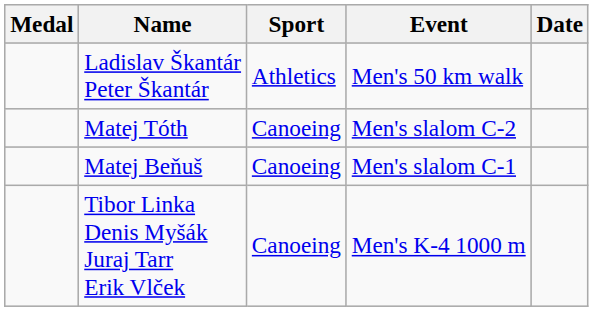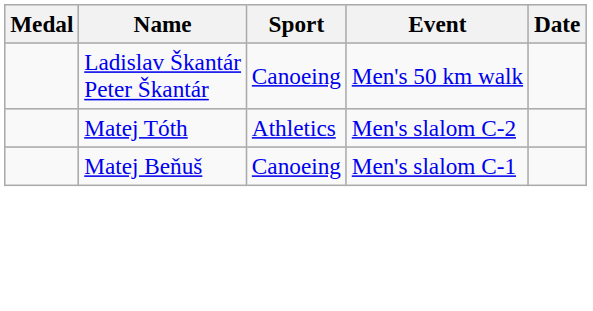(294, 75) Athletics -> (296, 75) Canoeing
(296, 128) Canoeing -> (294, 128) Athletics
- row: (146, 246)
